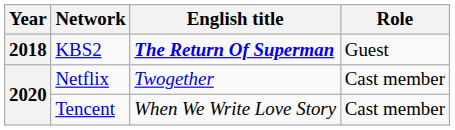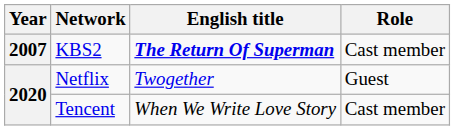(28, 49) 2018 -> (28, 49) 2007
(367, 49) Guest -> (395, 49) Cast member
(395, 79) Cast member -> (367, 79) Guest
